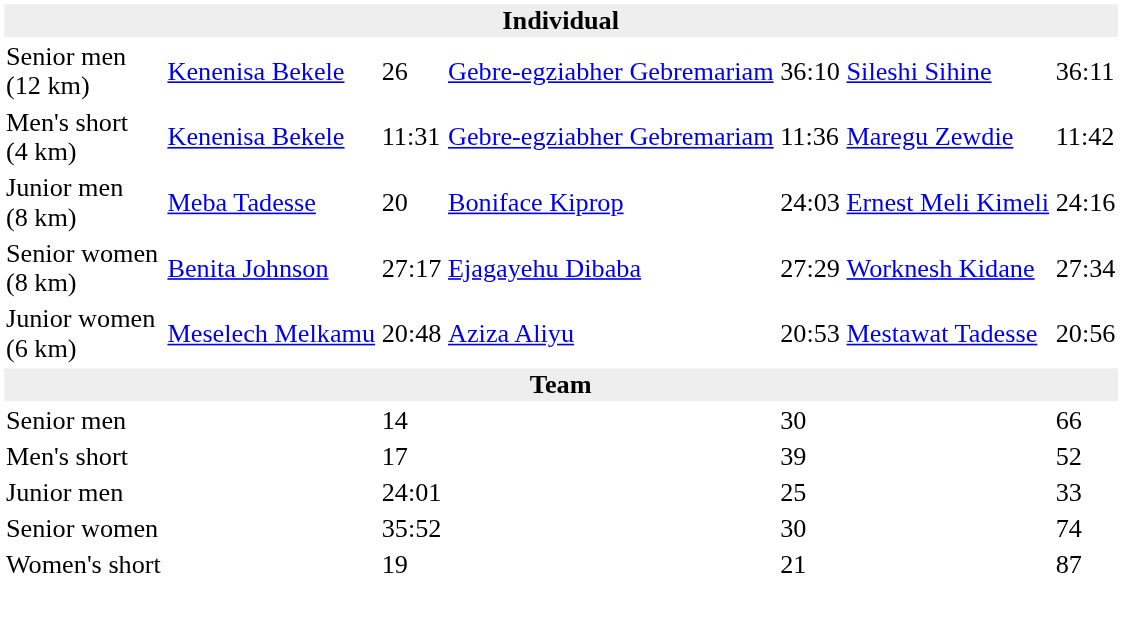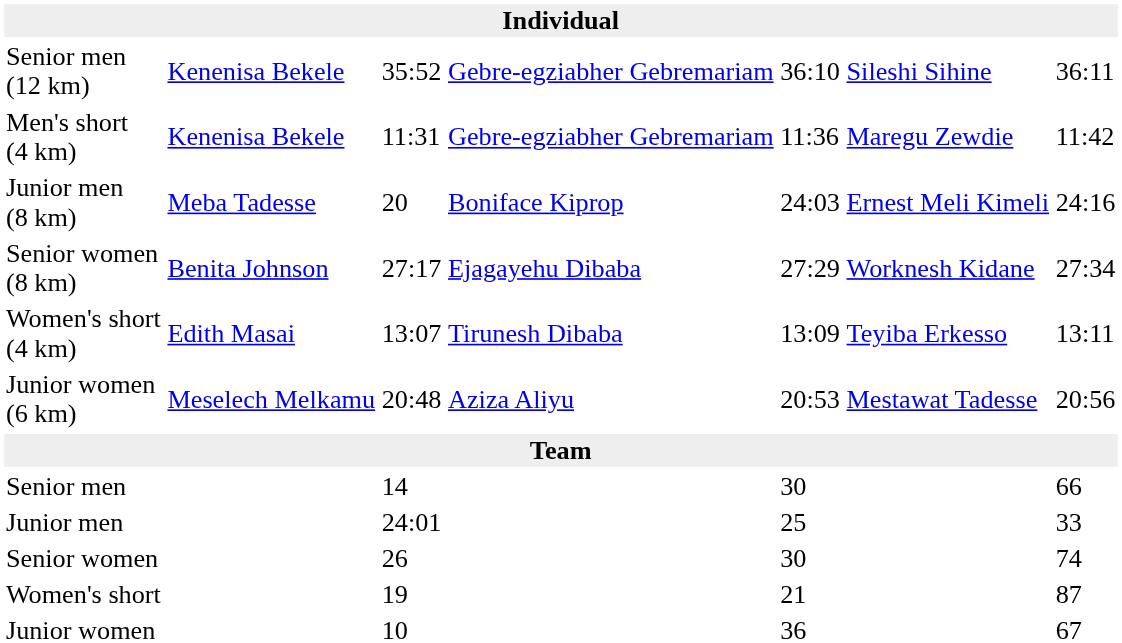(395, 71) 26 -> (412, 71) 35:52
+ row: (83, 333)
- row: (67, 456)
(412, 528) 35:52 -> (395, 558) 26
+ row: (81, 630)
